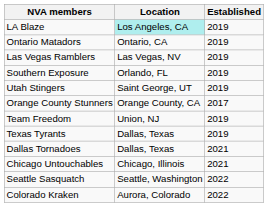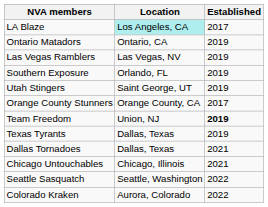(218, 27) 2019 -> (218, 27) 2017
(218, 118) normal -> (218, 118) bold
